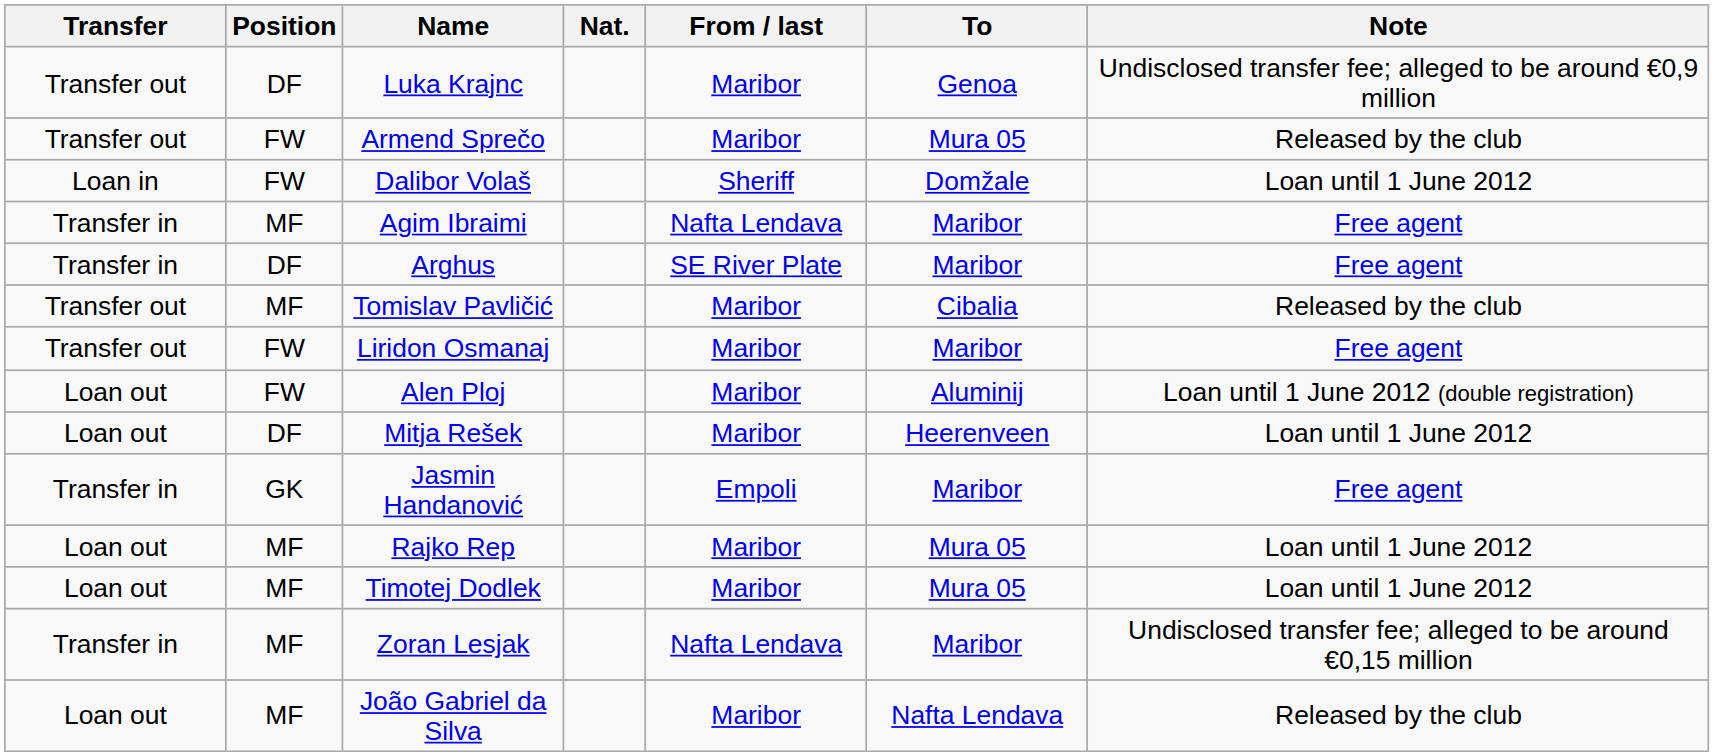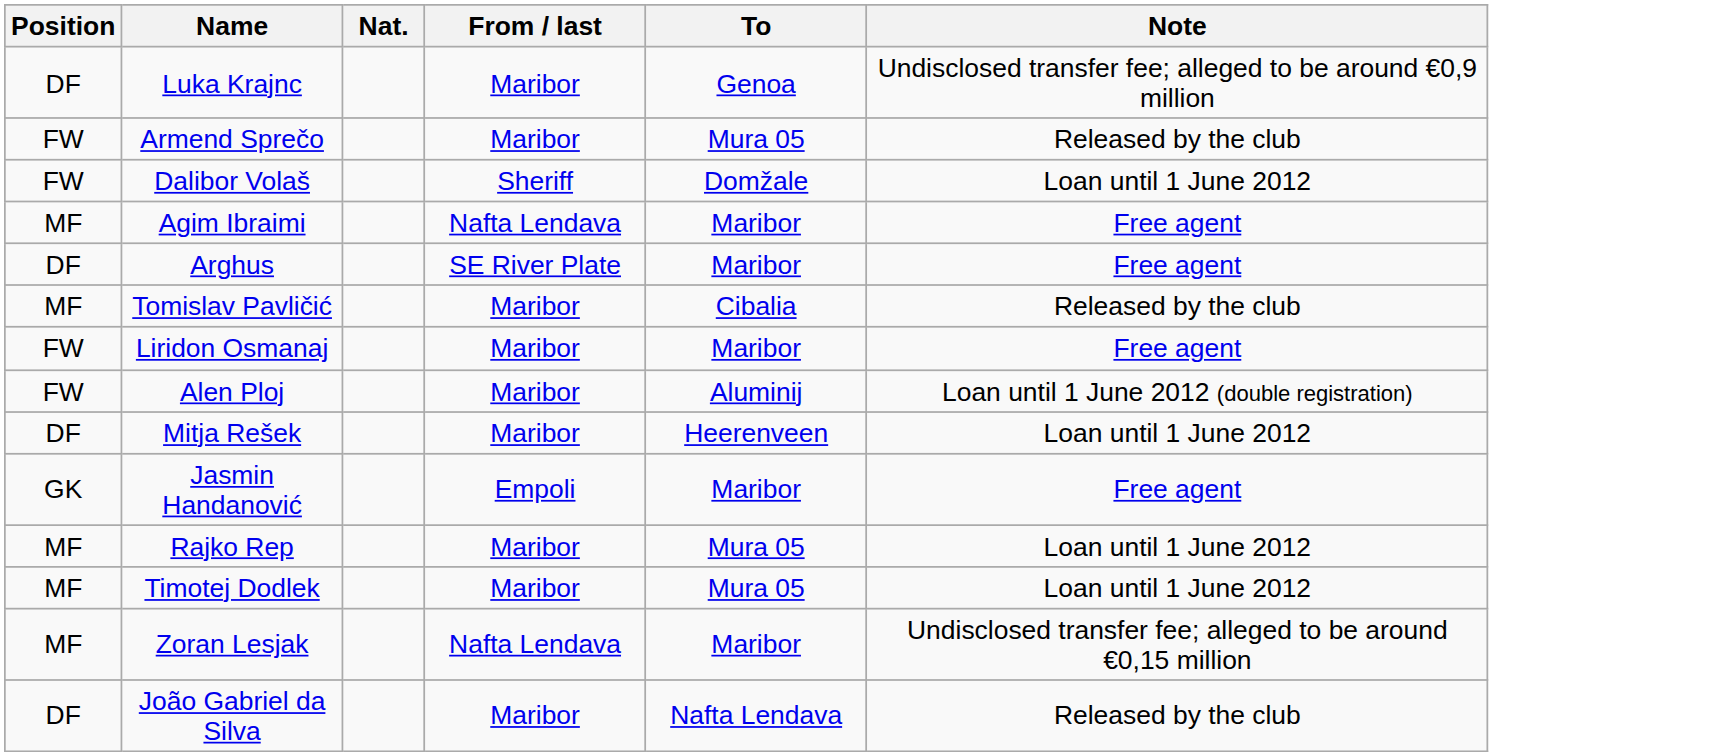- column: (115, 26)
(284, 716) MF -> (63, 716) DF
